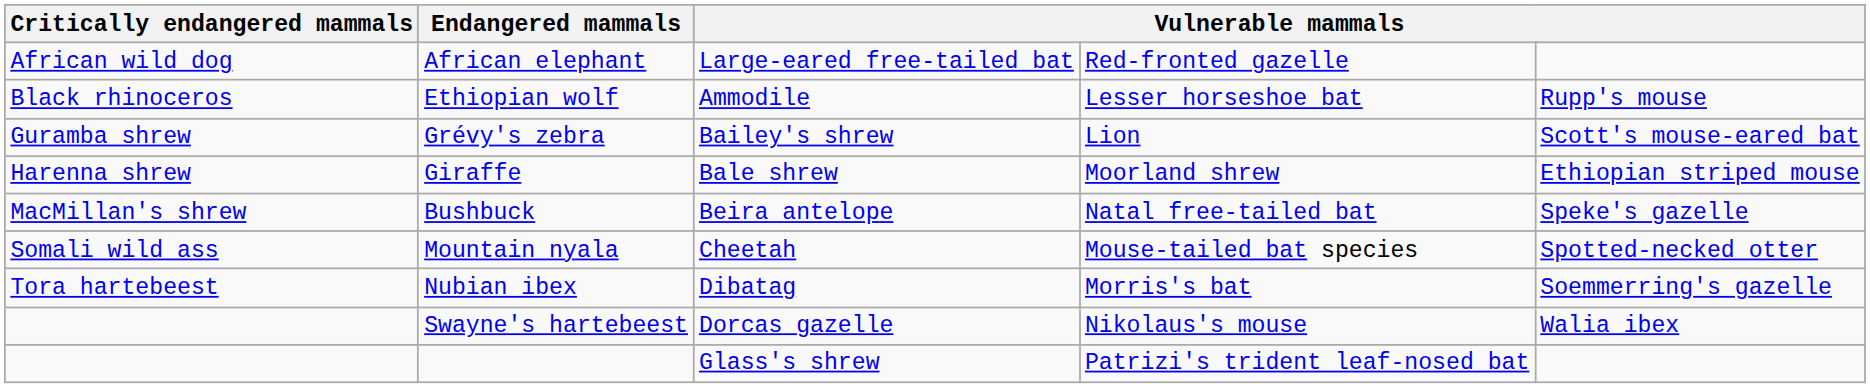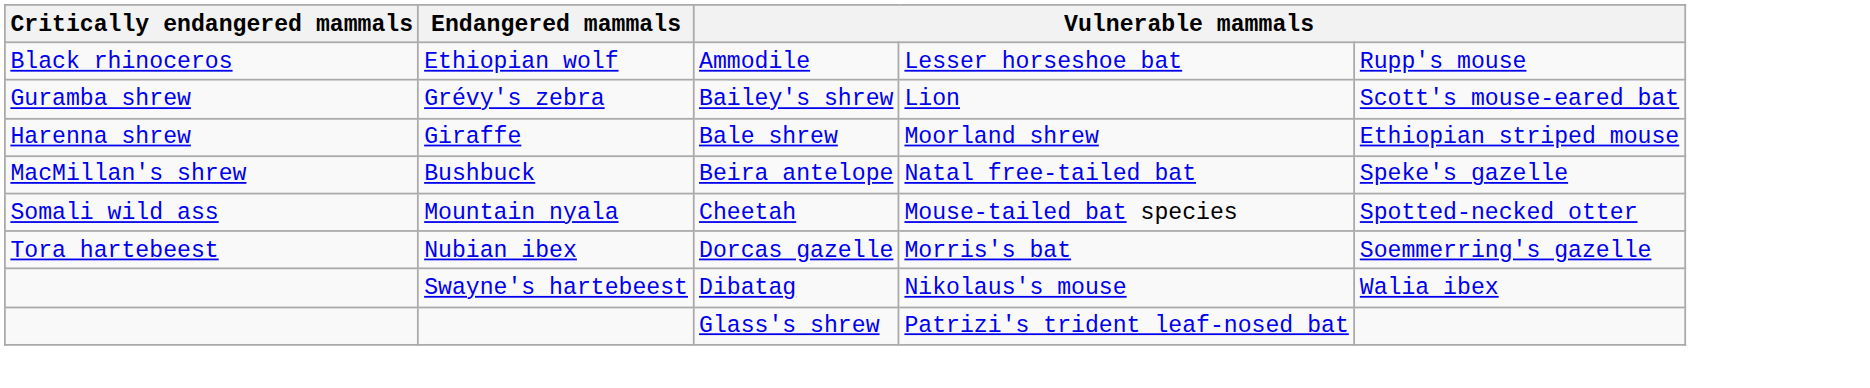- row: (535, 61)
(748, 288) Dibatag -> (796, 250) Dorcas gazelle
(796, 325) Dorcas gazelle -> (748, 288) Dibatag
